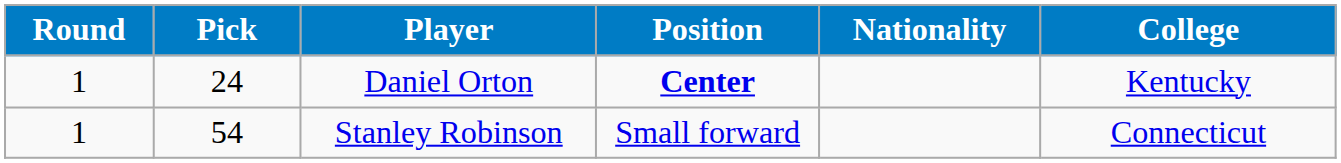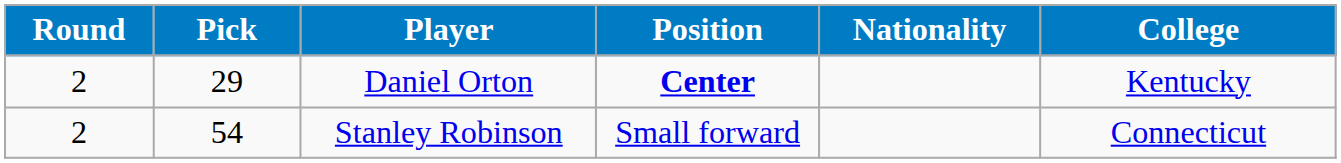(79, 81) 1 -> (79, 81) 2
(227, 81) 24 -> (227, 81) 29
(79, 132) 1 -> (79, 132) 2
